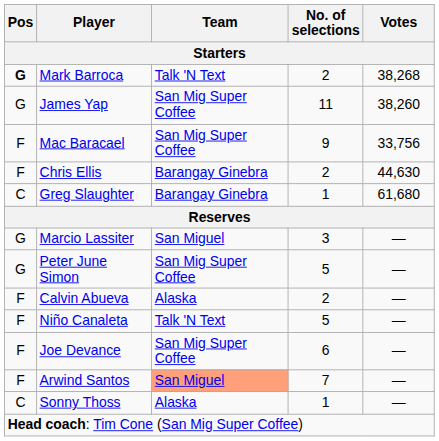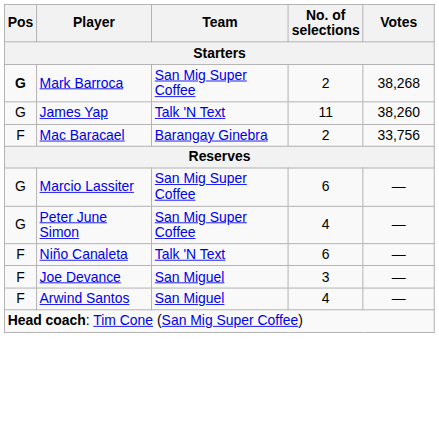(190, 75) Talk 'N Text -> (201, 83) San Mig Super Coffee
(201, 105) San Mig Super Coffee -> (190, 113) Talk 'N Text
(201, 142) San Mig Super Coffee -> (211, 135) Barangay Ginebra
(326, 142) 9 -> (326, 135) 2
- row: (71, 172)
- row: (87, 194)
(190, 239) San Miguel -> (201, 187) San Mig Super Coffee
(326, 239) 3 -> (326, 187) 6
(326, 269) 5 -> (326, 224) 4
- row: (84, 298)
(326, 321) 5 -> (326, 254) 6
(201, 350) San Mig Super Coffee -> (190, 276) San Miguel
(326, 350) 6 -> (326, 276) 3
(190, 380) lightsalmon background -> (190, 298) no background
(326, 380) 7 -> (326, 298) 4
- row: (80, 402)
